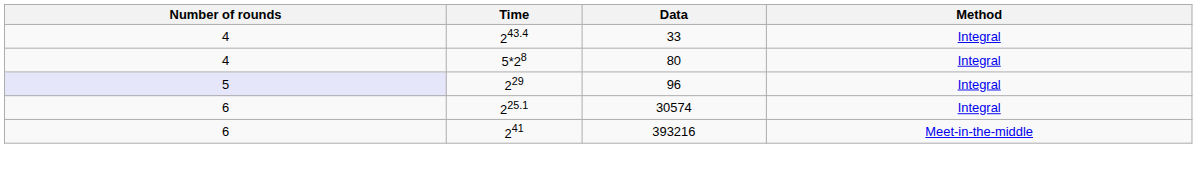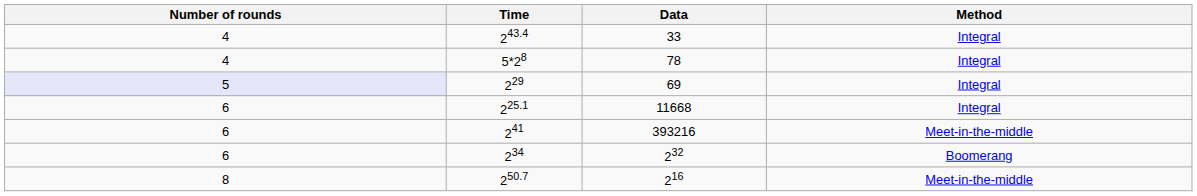(674, 60) 80 -> (674, 60) 78
(674, 84) 96 -> (674, 84) 69
(674, 107) 30574 -> (674, 107) 11668
+ row: (514, 155)
+ row: (514, 179)
